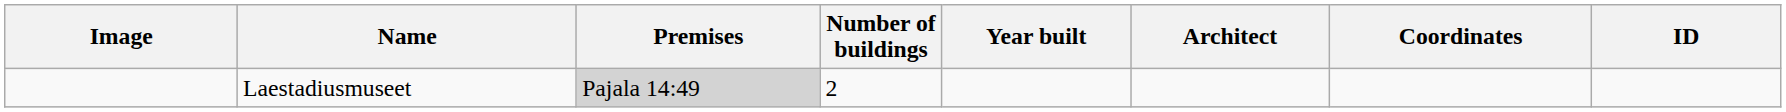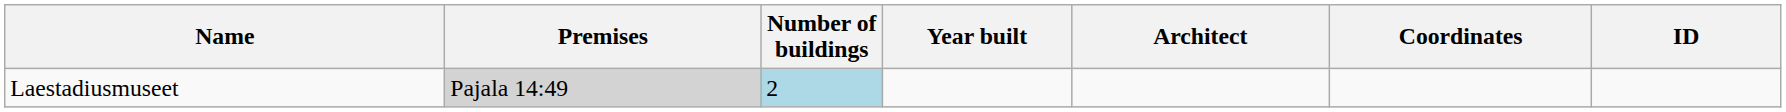- column: (121, 36)
(831, 87) no background -> (772, 87) lightblue background
